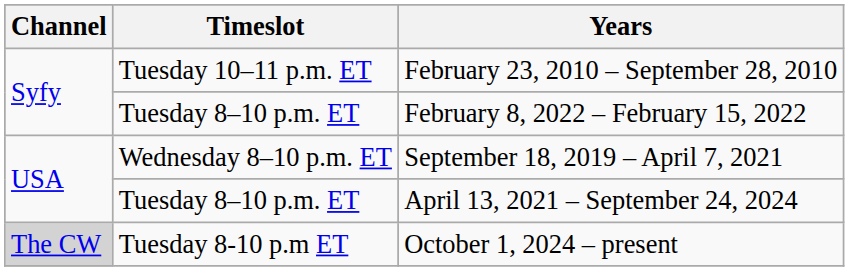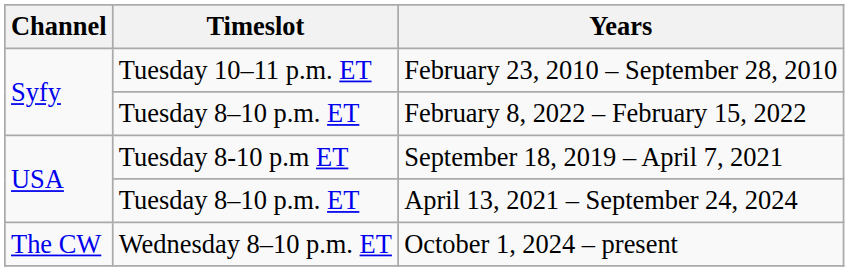(255, 157) Wednesday 8–10 p.m. ET -> (234, 157) Tuesday 8-10 p.m ET
(56, 244) lightgrey background -> (56, 244) no background
(234, 244) Tuesday 8-10 p.m ET -> (255, 244) Wednesday 8–10 p.m. ET
